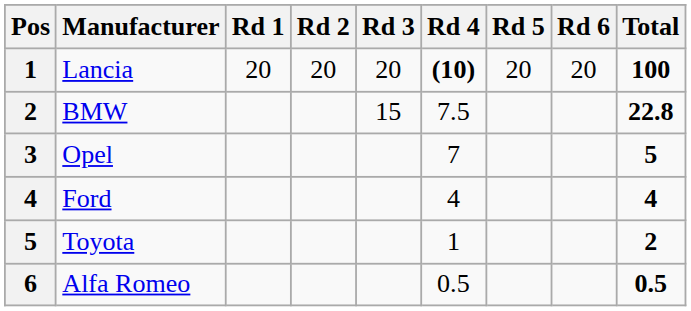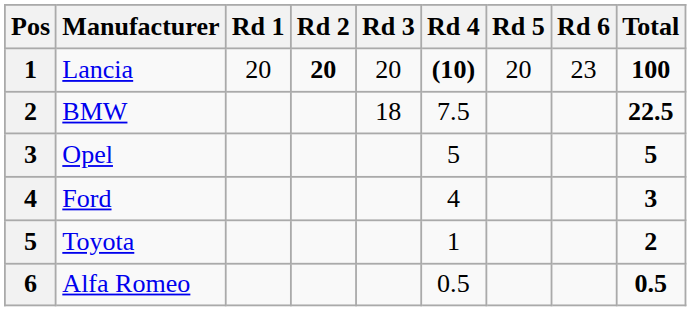(323, 69) normal -> (323, 69) bold
(584, 69) 20 -> (584, 69) 23
(388, 112) 15 -> (388, 112) 18
(651, 112) 22.8 -> (651, 112) 22.5
(453, 155) 7 -> (453, 155) 5
(651, 198) 4 -> (651, 198) 3
